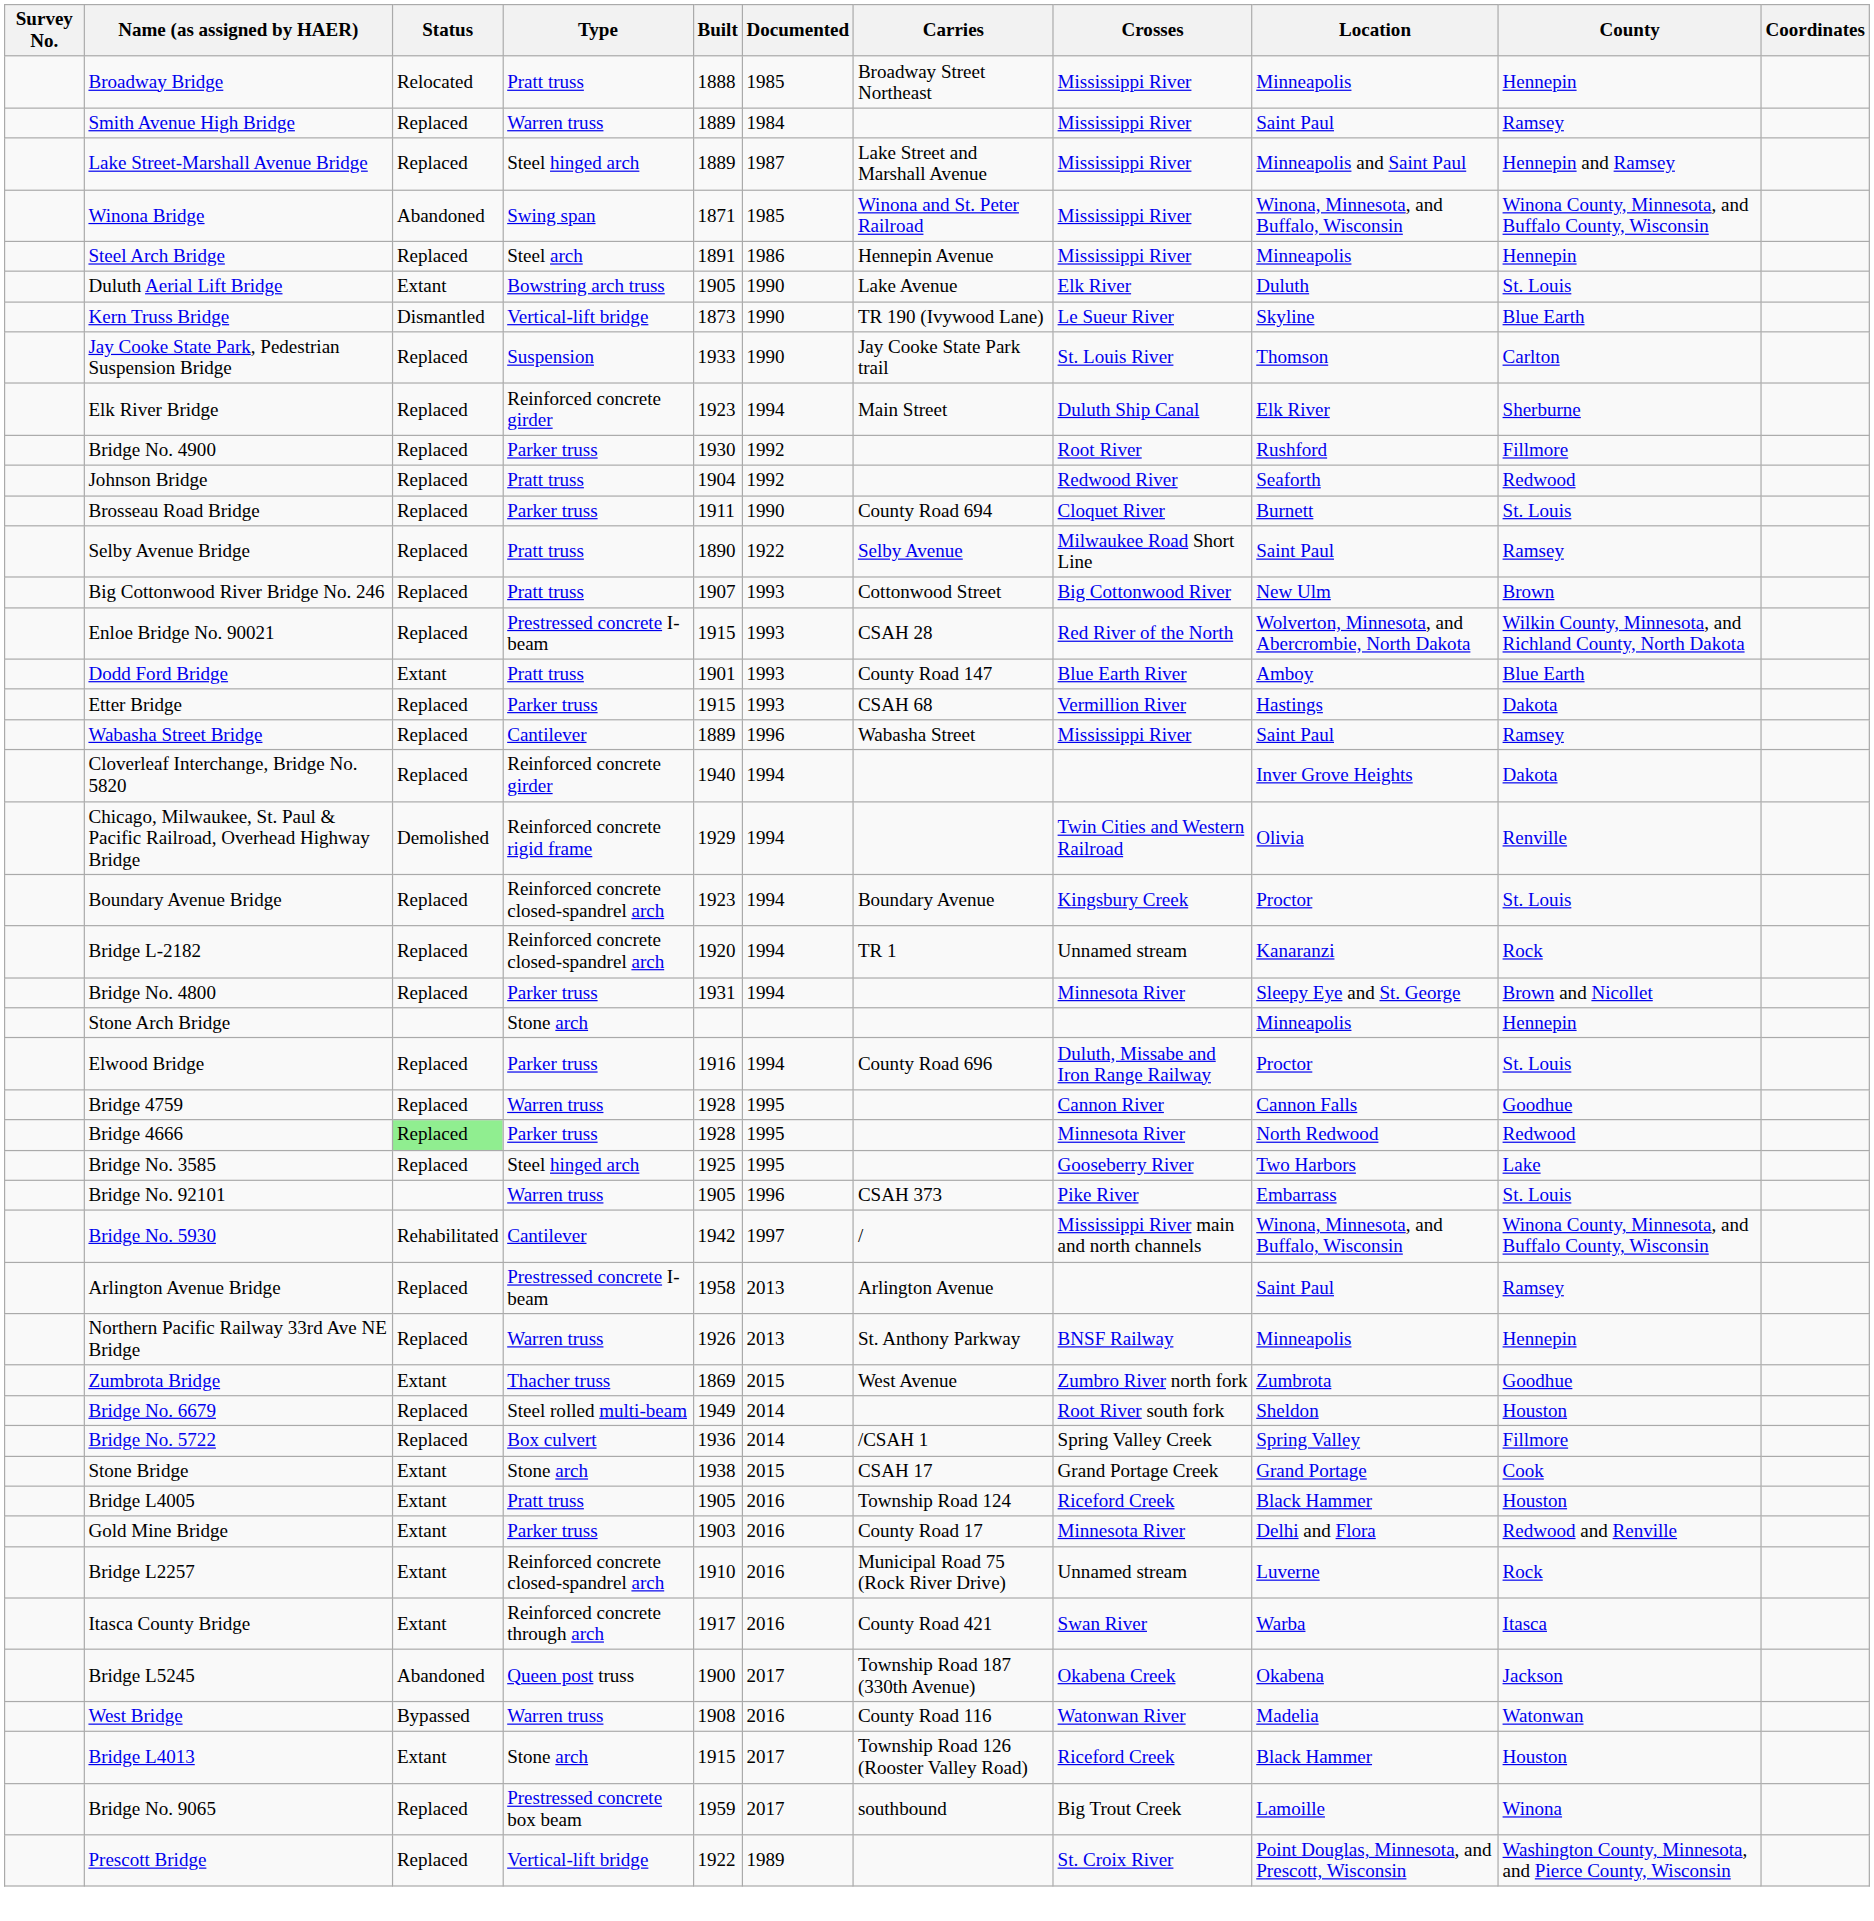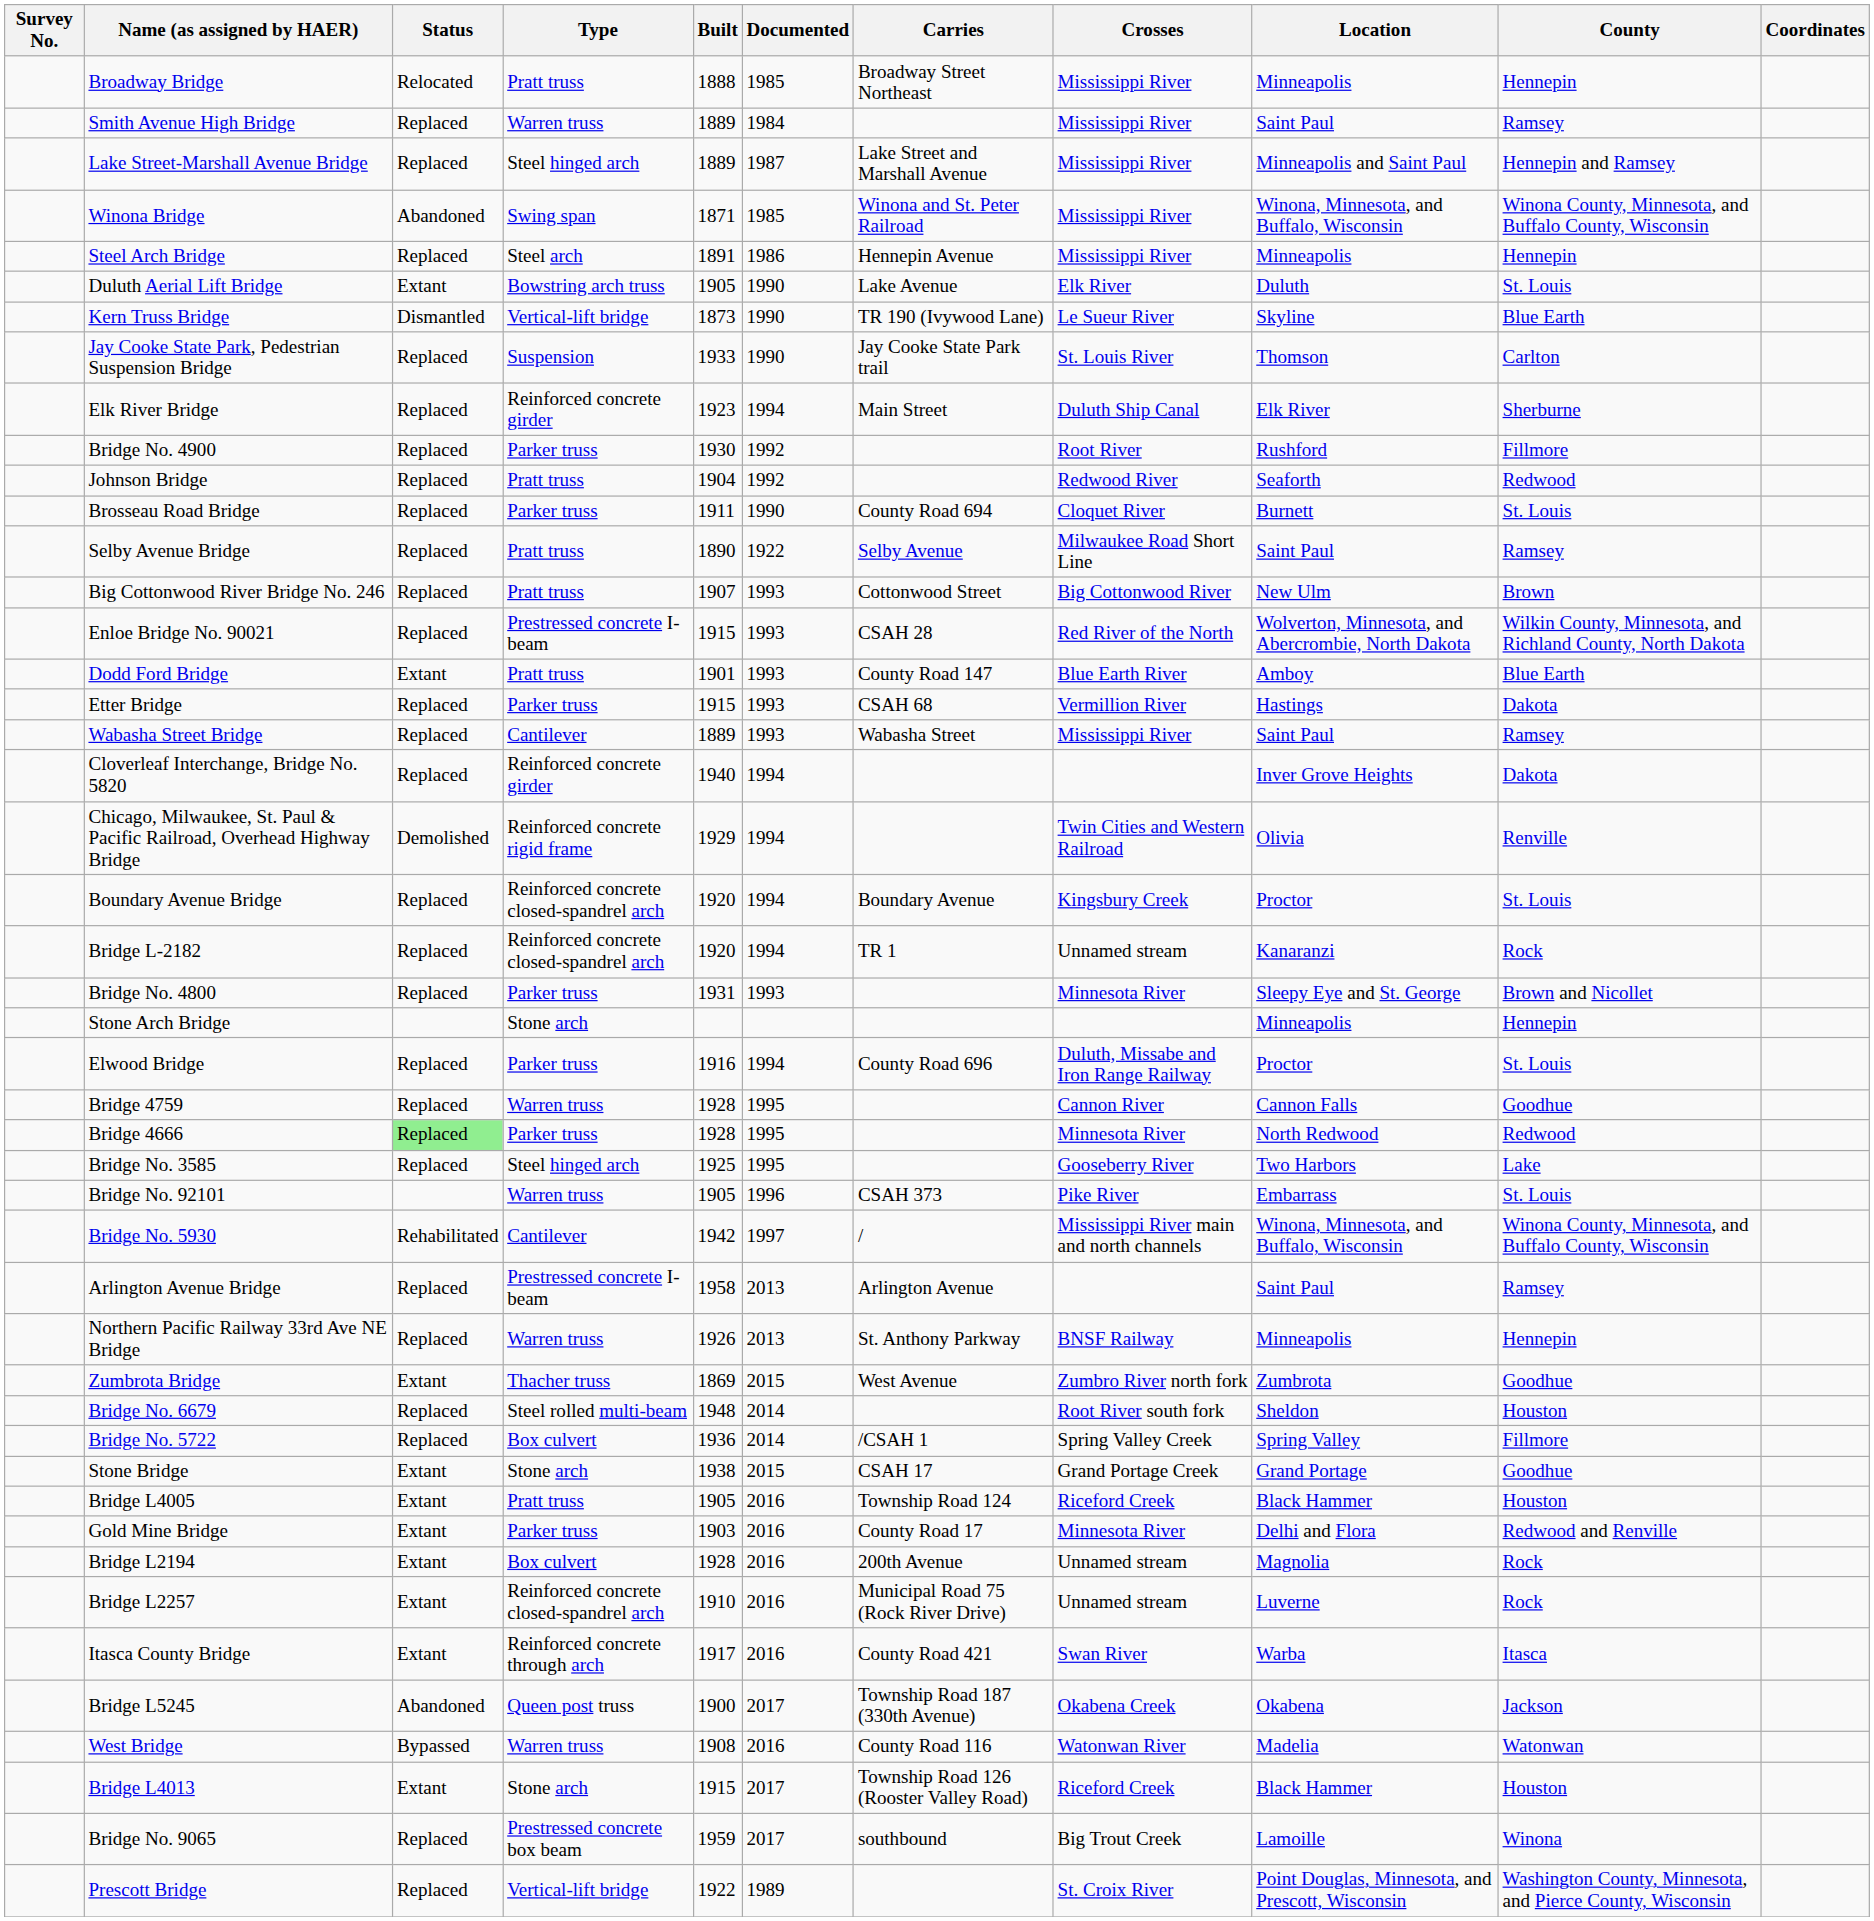(766, 734) 1996 -> (766, 734) 1993
(717, 900) 1923 -> (717, 900) 1920
(766, 992) 1994 -> (766, 992) 1993
(717, 1410) 1949 -> (717, 1410) 1948
(1523, 1470) Cook -> (1537, 1470) Goodhue
+ row: (142, 1561)
